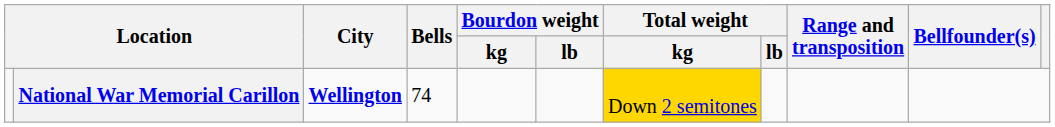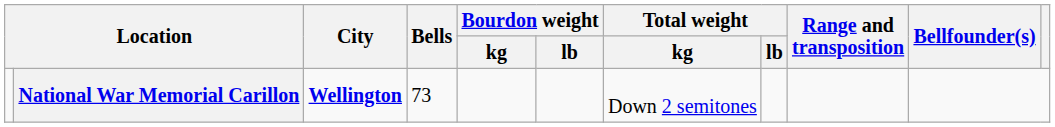(421, 95) 74 -> (421, 95) 73
(682, 106) gold background -> (682, 106) no background
